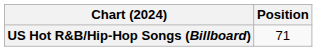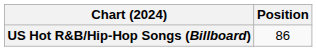(283, 35) 71 -> (283, 35) 86
